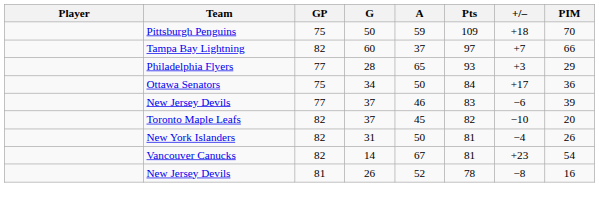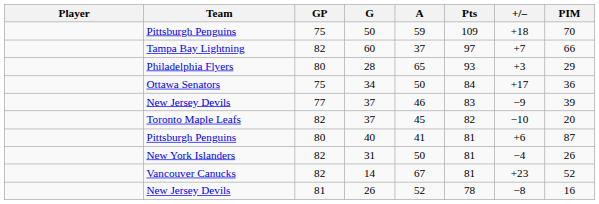(320, 66) 77 -> (320, 66) 80
(520, 102) −6 -> (520, 102) −9
+ row: (191, 137)
(569, 155) 54 -> (569, 173) 52
